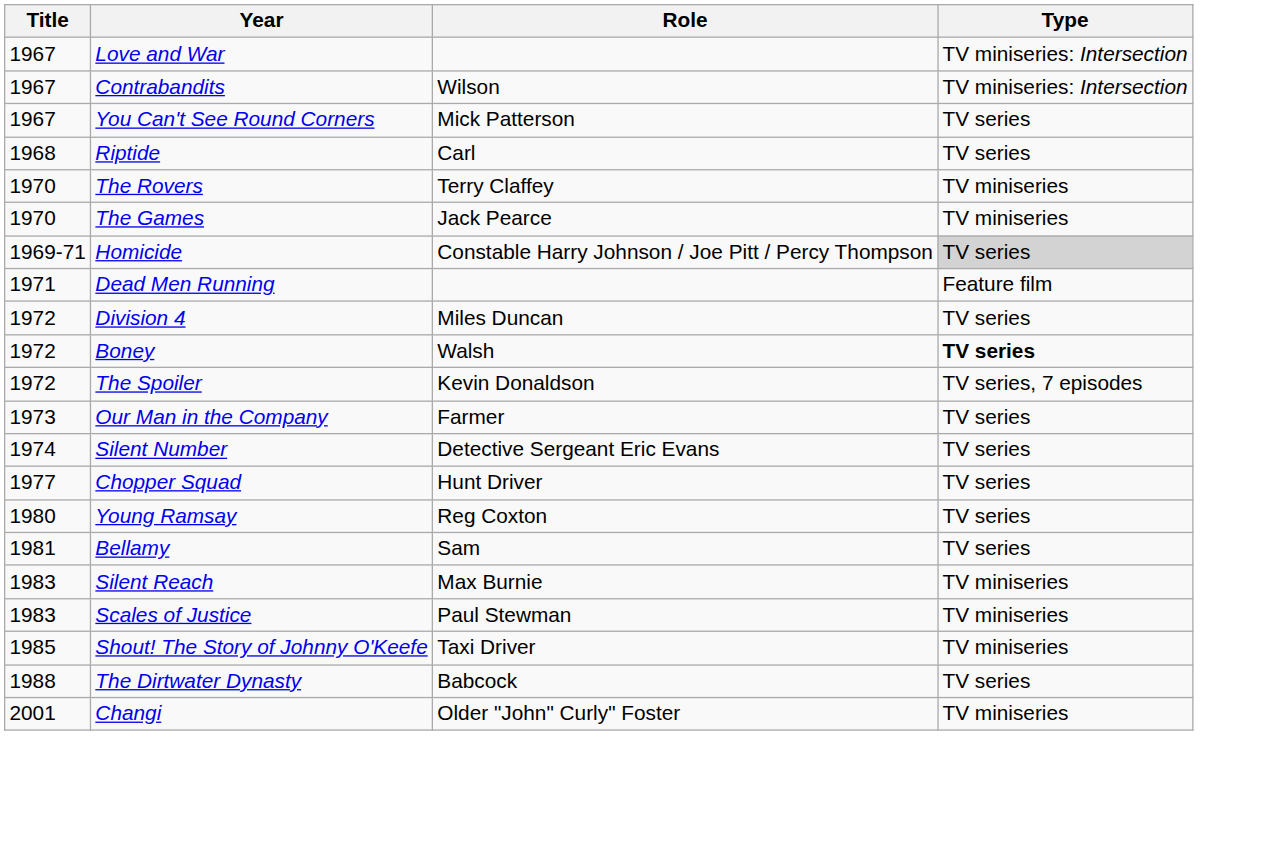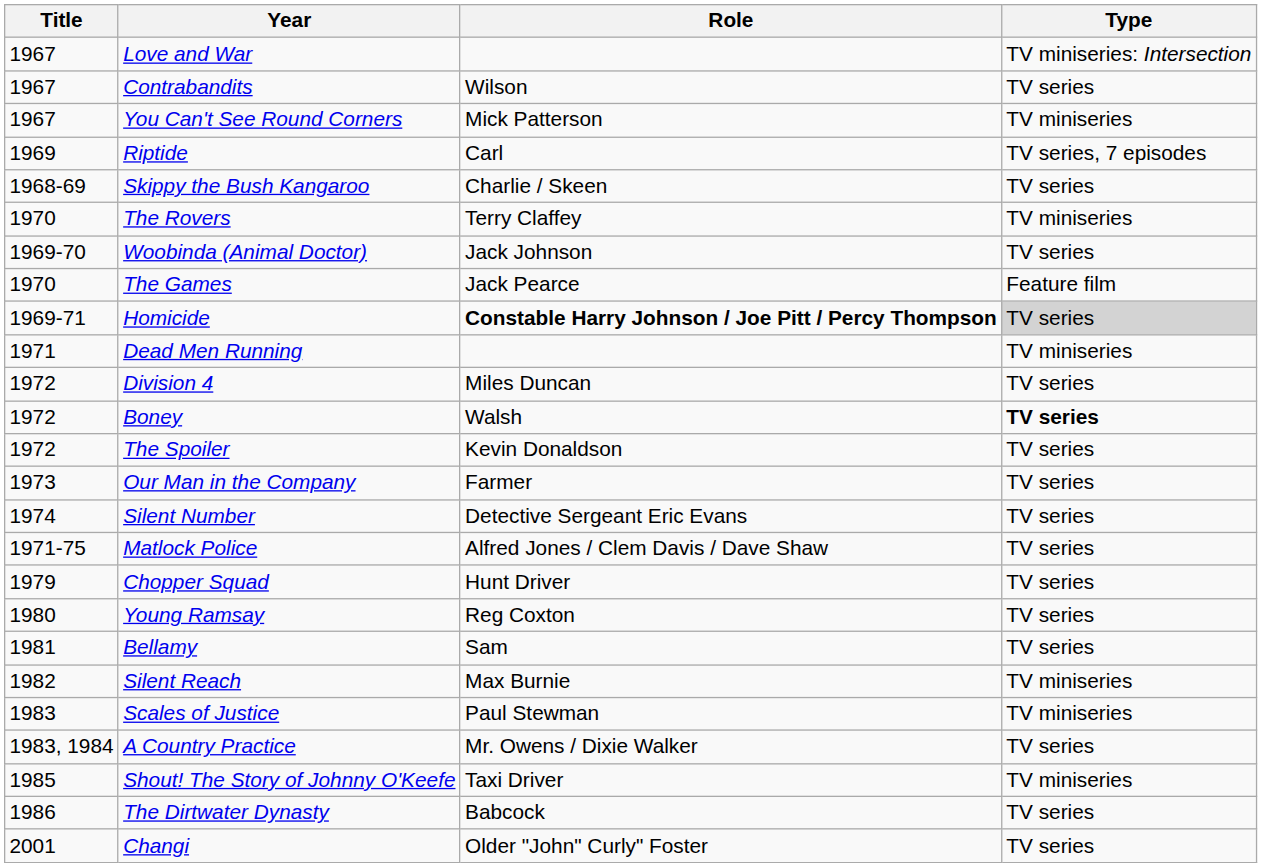(1065, 86) TV miniseries: Intersection -> (1050, 86) TV series
(986, 119) TV series -> (1069, 119) TV miniseries
(33, 152) 1968 -> (33, 152) 1969
(986, 152) TV series -> (1106, 152) TV series, 7 episodes
+ row: (246, 185)
+ row: (245, 251)
(1005, 218) TV miniseries -> (1061, 284) Feature film
(685, 251) normal -> (731, 317) bold
(997, 284) Feature film -> (1069, 350) TV miniseries
(1042, 383) TV series, 7 episodes -> (1050, 449) TV series
+ row: (190, 548)
(33, 482) 1977 -> (33, 581) 1979
(33, 581) 1983 -> (33, 680) 1982
+ row: (209, 746)
(33, 680) 1988 -> (33, 812) 1986
(1005, 713) TV miniseries -> (1050, 845) TV series
